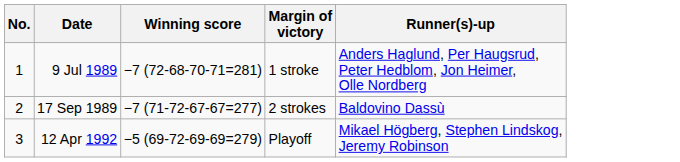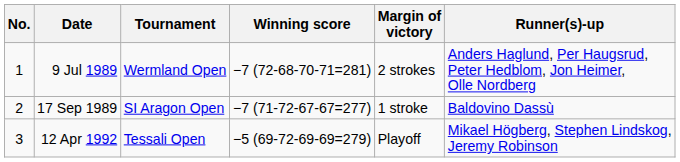+ column: (175, 24)
(294, 70) 1 stroke -> (406, 70) 2 strokes
(297, 108) 2 strokes -> (403, 108) 1 stroke
